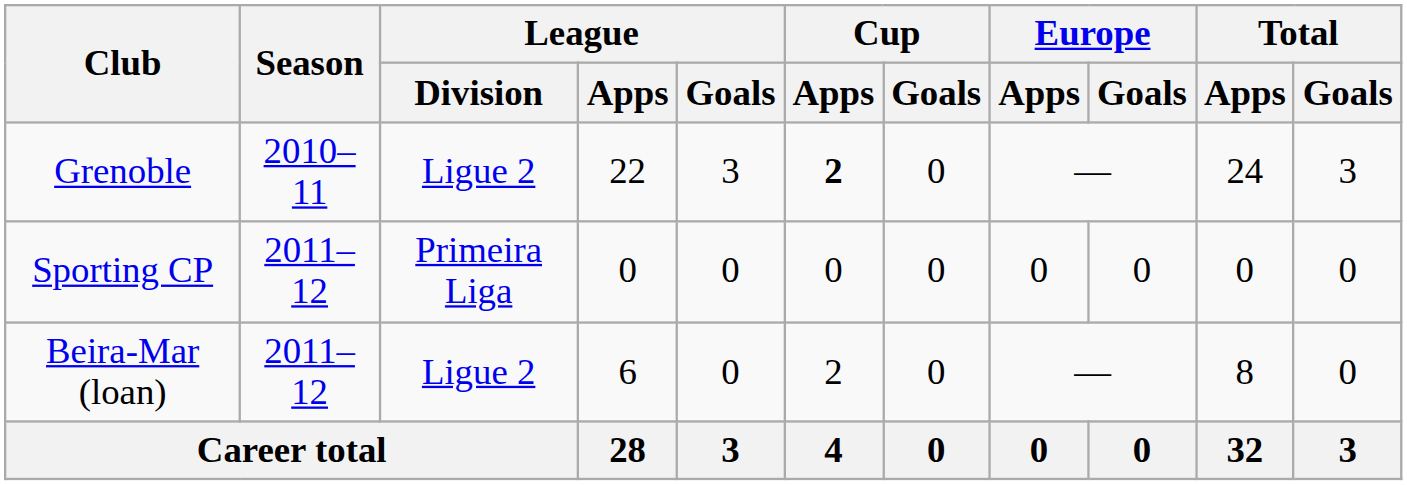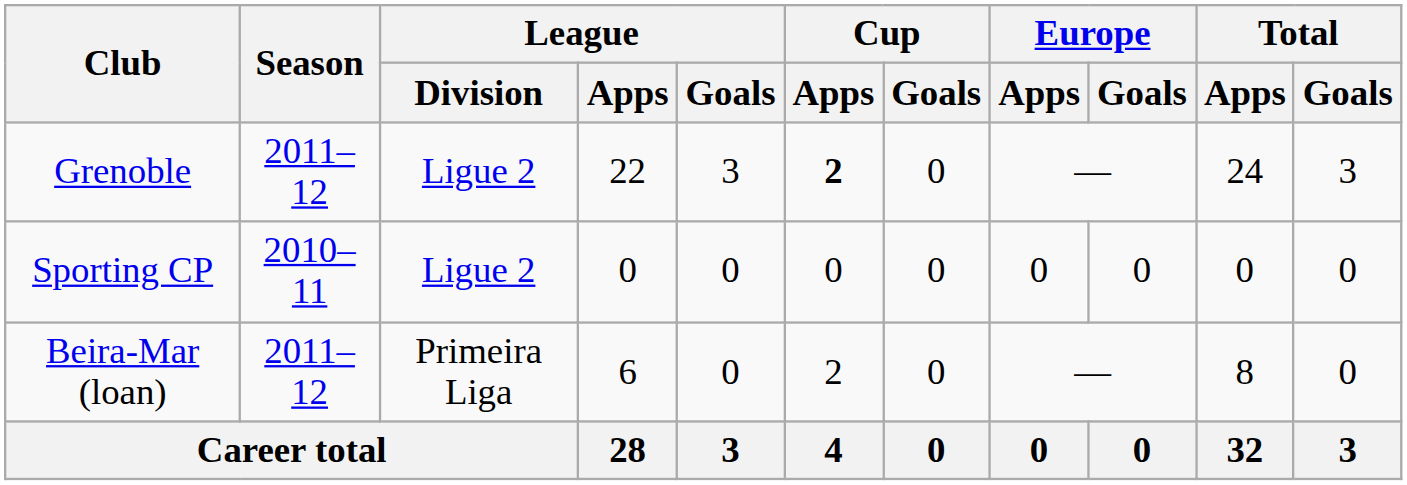(310, 171) 2010–11 -> (310, 171) 2011–12
(310, 270) 2011–12 -> (310, 270) 2010–11
(479, 270) Primeira Liga -> (479, 270) Ligue 2
(479, 370) Ligue 2 -> (479, 370) Primeira Liga
